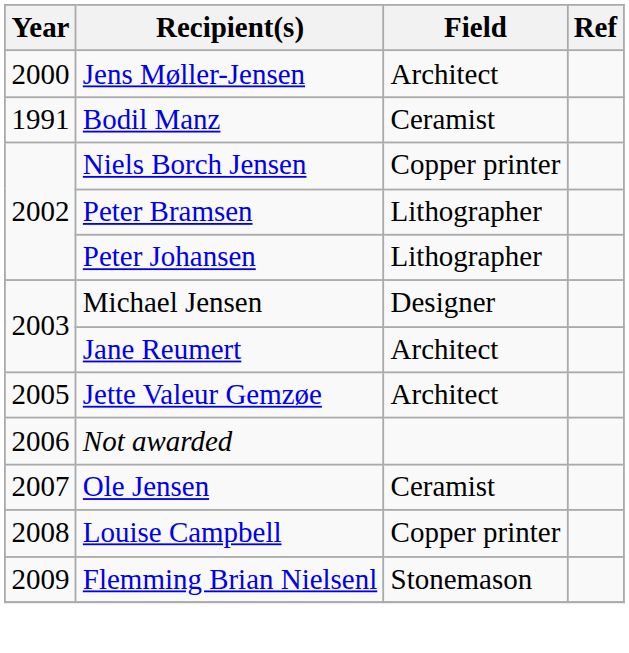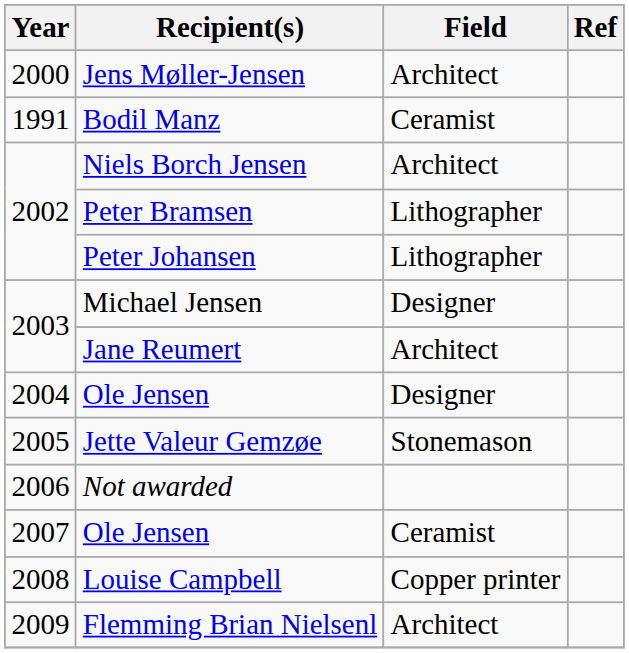(475, 165) Copper printer -> (444, 165) Architect
+ row: (41, 394)
(444, 394) Architect -> (461, 440) Stonemason
(461, 578) Stonemason -> (444, 624) Architect
